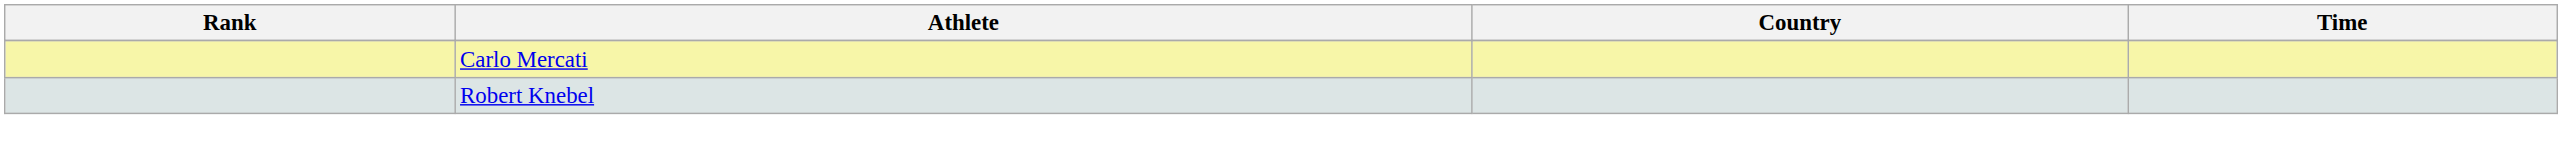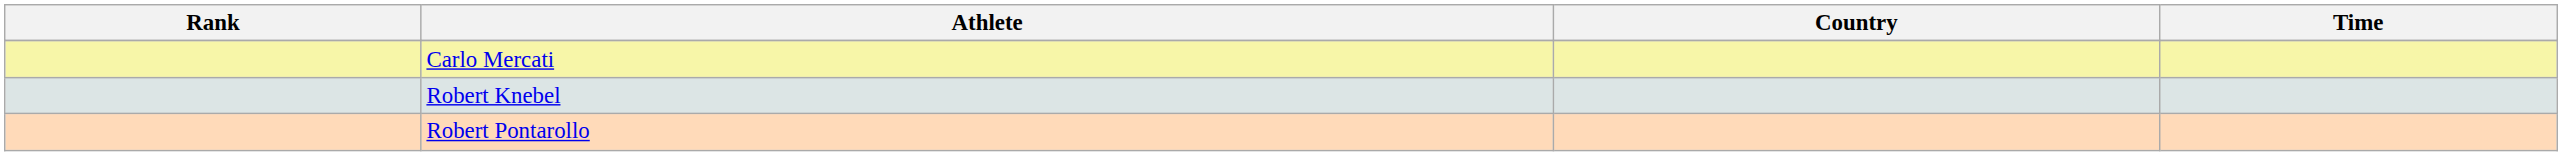+ row: (508, 131)
